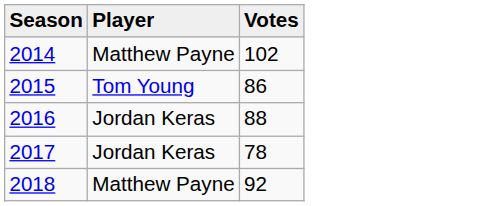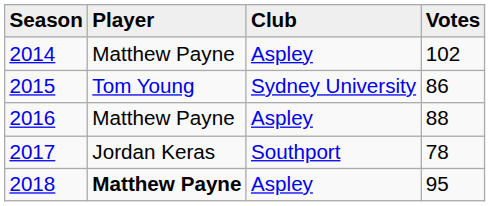+ column: (274, 20)
(154, 119) Jordan Keras -> (163, 119) Matthew Payne
(163, 184) normal -> (167, 184) bold
(256, 184) 92 -> (437, 184) 95
